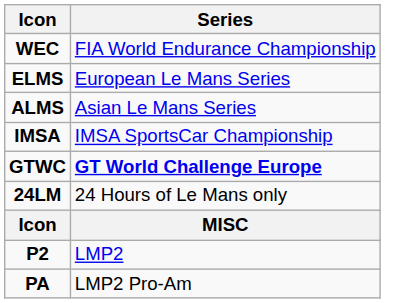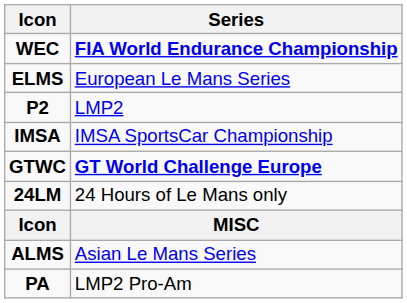(225, 48) normal -> (236, 48) bold
rows swapped: (38, 107) <-> (38, 254)
